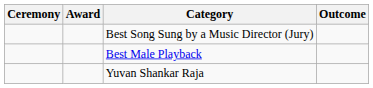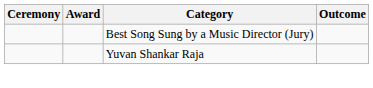- row: (154, 54)
